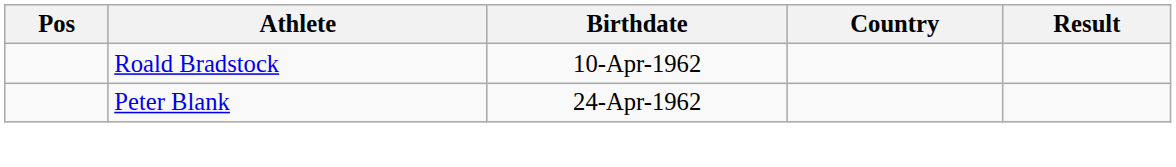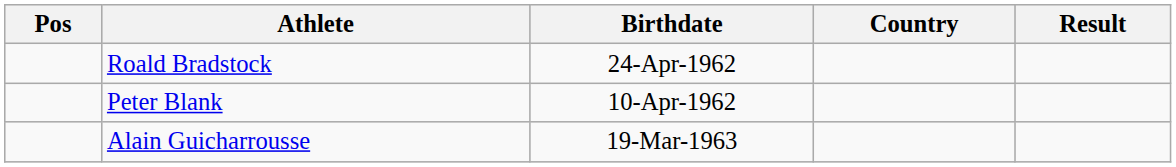(637, 63) 10-Apr-1962 -> (672, 63) 24-Apr-1962
(637, 102) 24-Apr-1962 -> (672, 102) 10-Apr-1962
+ row: (209, 141)
